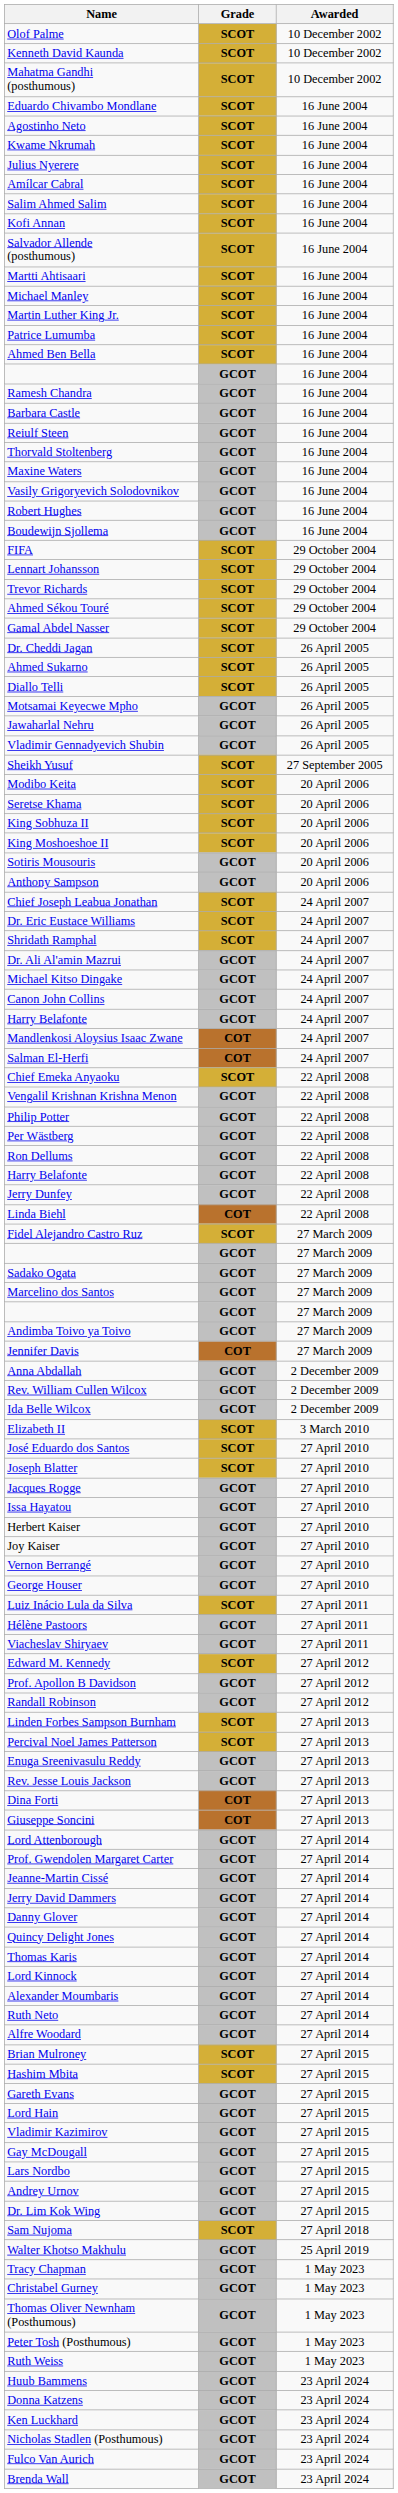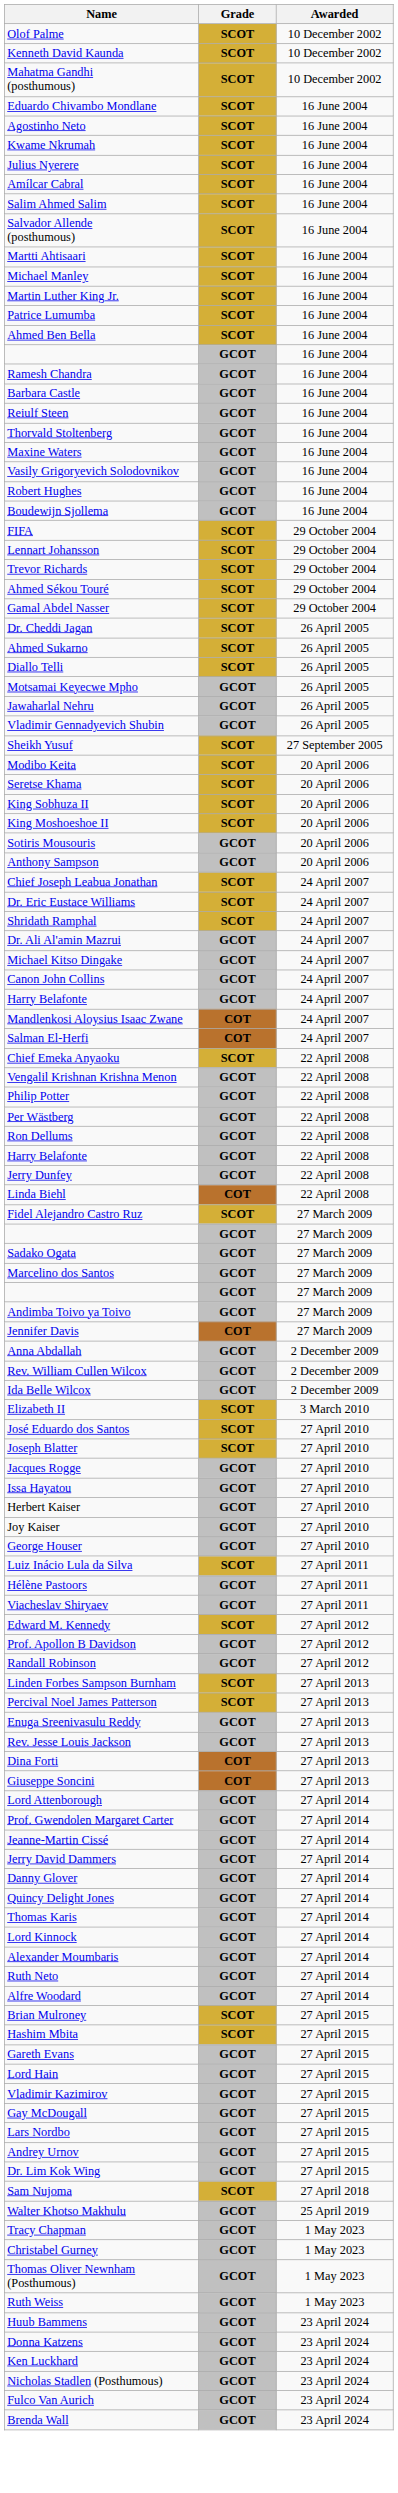- row: (36, 223)
- row: (49, 1566)
- row: (69, 2341)
